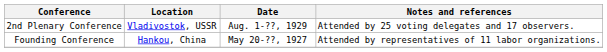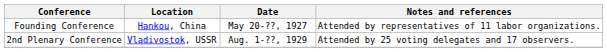rows swapped: (64, 40) <-> (64, 26)
